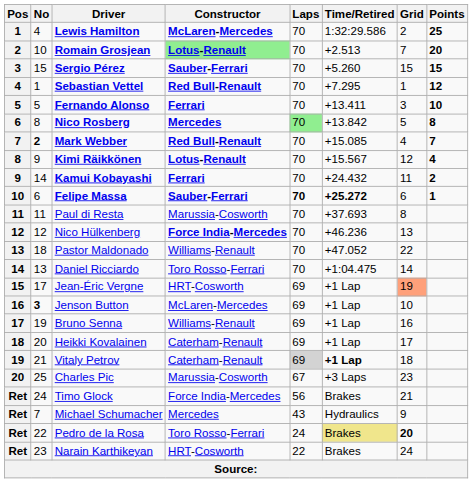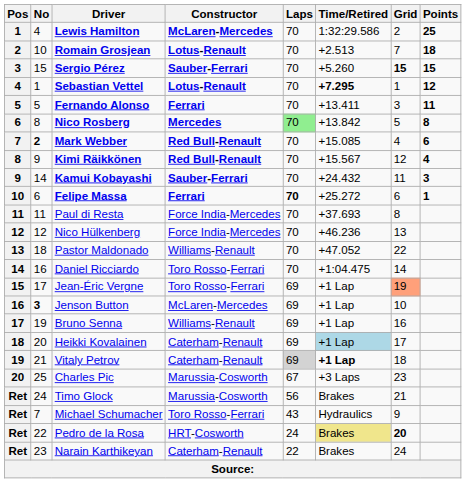(207, 50) lightgreen background -> (207, 50) no background
(436, 50) 20 -> (429, 50) 18
(406, 68) normal -> (400, 68) bold
(215, 86) Red Bull-Renault -> (207, 86) Lotus-Renault
(343, 86) normal -> (336, 86) bold
(436, 104) 10 -> (429, 104) 11
(432, 141) 7 -> (426, 141) 6
(207, 159) Lotus-Renault -> (215, 159) Red Bull-Renault
(186, 177) Ferrari -> (208, 177) Sauber-Ferrari
(432, 177) 2 -> (426, 177) 3
(208, 195) Sauber-Ferrari -> (186, 195) Ferrari
(346, 195) bold -> (339, 195) normal
(218, 214) Marussia-Cosworth -> (224, 214) Force India-Mercedes
(227, 232) bold -> (224, 232) normal
(40, 268) 13 -> (40, 268) 16
(206, 286) HRT-Cosworth -> (216, 286) Toro Rosso-Ferrari
(343, 341) no background -> (336, 341) lightblue background
(224, 396) Force India-Mercedes -> (218, 396) Marussia-Cosworth
(193, 414) Mercedes -> (216, 414) Toro Rosso-Ferrari
(216, 432) Toro Rosso-Ferrari -> (206, 432) HRT-Cosworth
(206, 450) HRT-Cosworth -> (215, 450) Caterham-Renault
